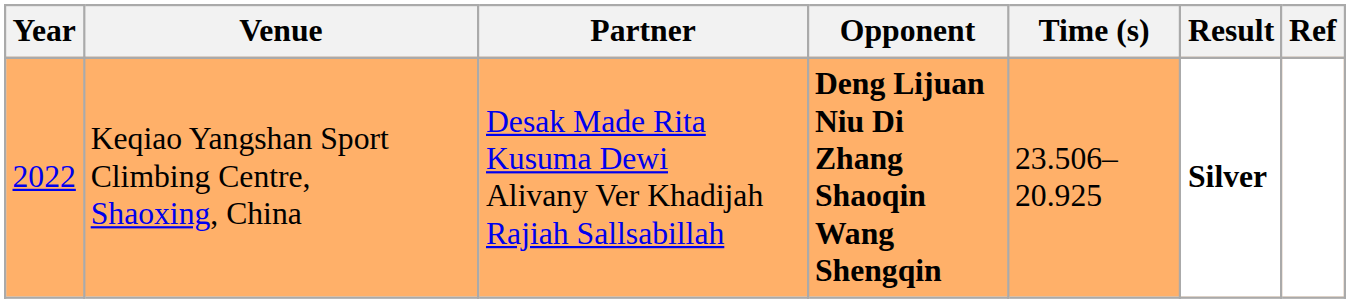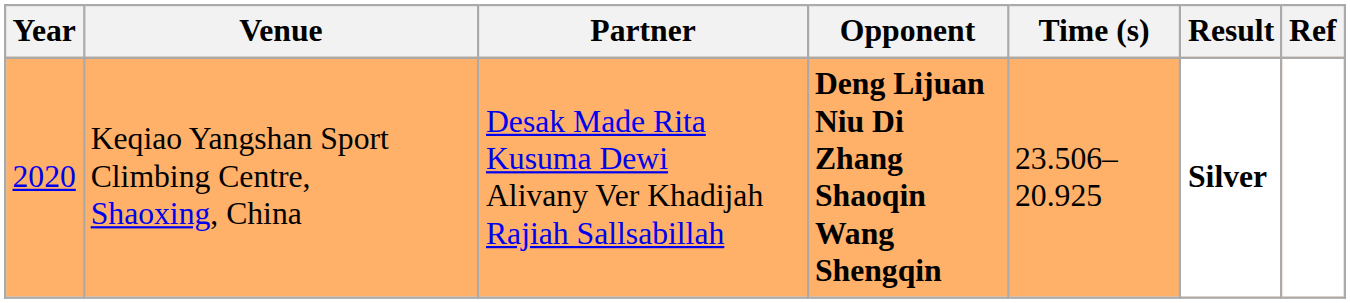(44, 176) 2022 -> (44, 176) 2020
